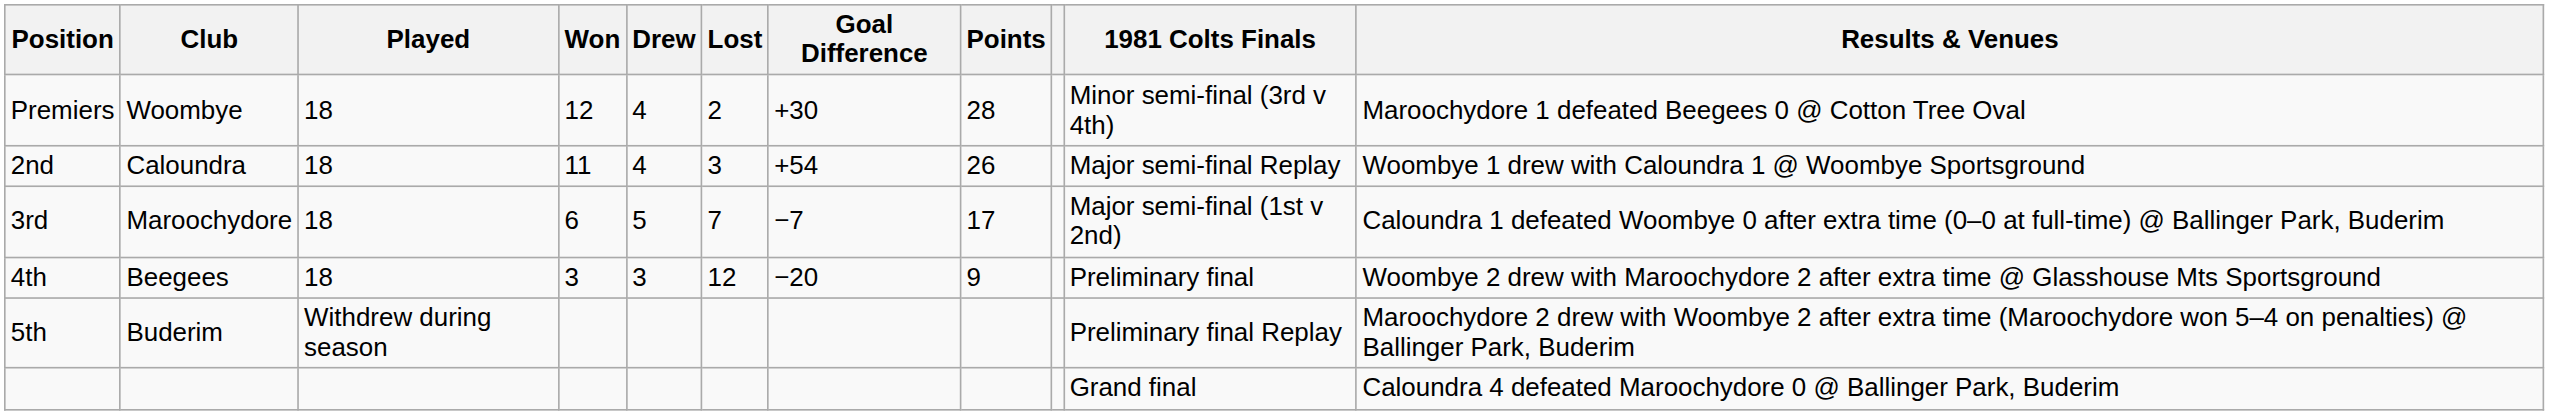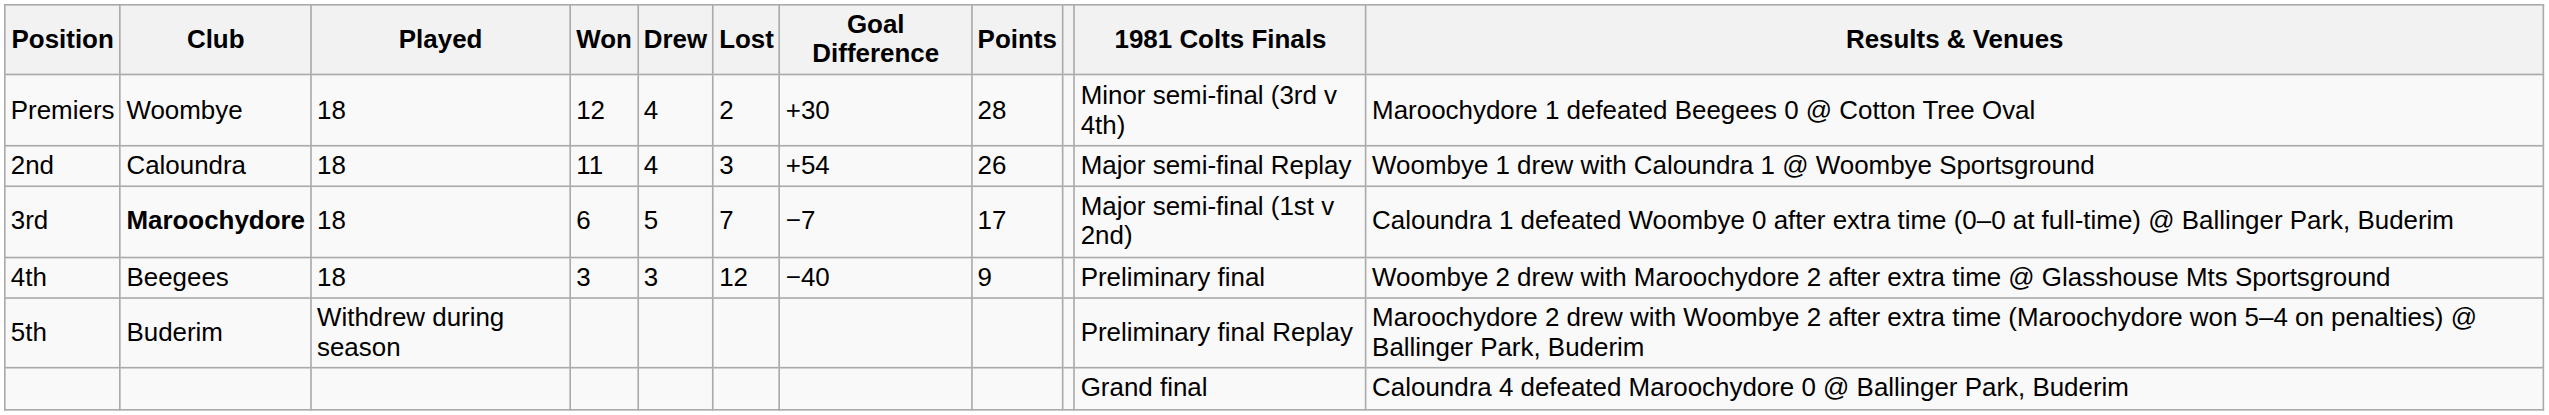(209, 221) normal -> (216, 221) bold
(796, 276) −20 -> (808, 276) −40
